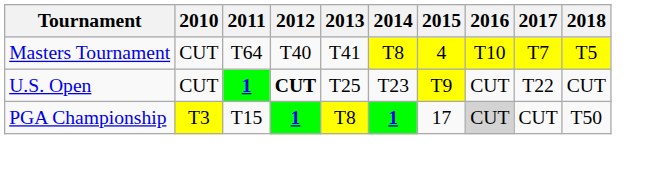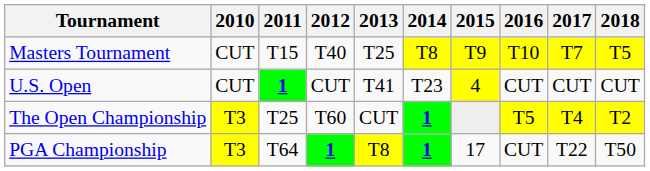(247, 53) T64 -> (283, 53) T15
(345, 53) T41 -> (379, 53) T25
(441, 53) 4 -> (475, 53) T9
(295, 85) bold -> (330, 85) normal
(345, 85) T25 -> (379, 85) T41
(441, 85) T9 -> (475, 85) 4
(538, 85) T22 -> (572, 85) CUT
+ row: (108, 117)
(247, 117) T15 -> (283, 150) T64
(490, 117) lightgrey background -> (524, 150) no background
(538, 117) CUT -> (572, 150) T22
